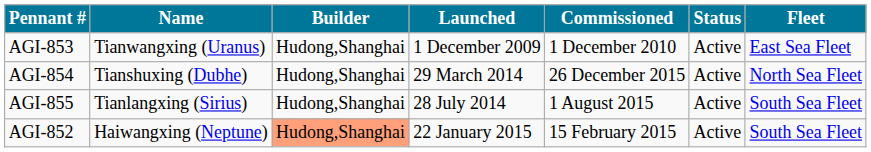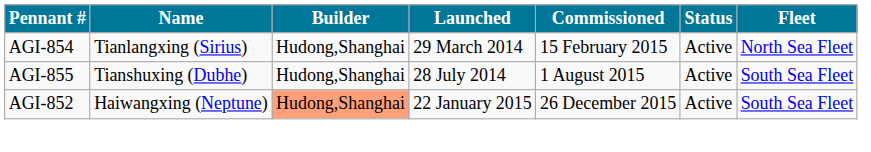- row: (41, 47)
(171, 75) Tianshuxing (Dubhe) -> (171, 47) Tianlangxing (Sirius)
(617, 75) 26 December 2015 -> (604, 47) 15 February 2015
(171, 103) Tianlangxing (Sirius) -> (171, 75) Tianshuxing (Dubhe)
(613, 132) 15 February 2015 -> (608, 103) 26 December 2015
